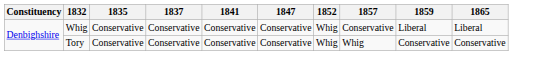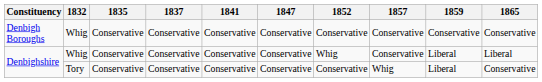+ row: (26, 33)
(327, 43) Whig -> (342, 69) Conservative
(424, 43) Conservative -> (442, 69) Liberal
